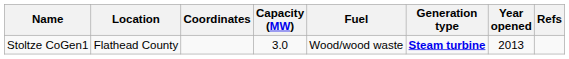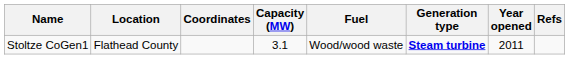(280, 44) 3.0 -> (280, 44) 3.1
(511, 44) 2013 -> (511, 44) 2011
